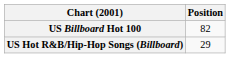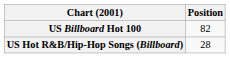(205, 45) 29 -> (205, 45) 28
